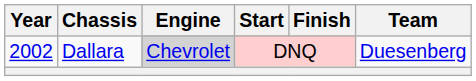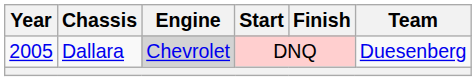(31, 51) 2002 -> (31, 51) 2005
